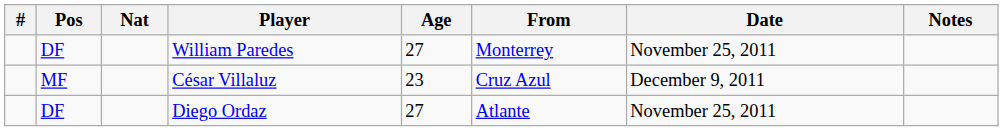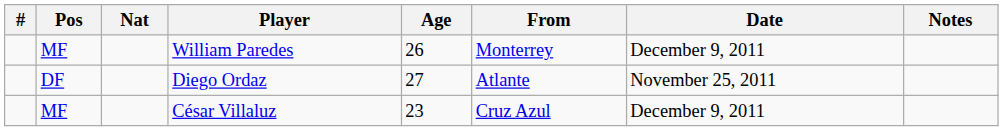(52, 50) DF -> (54, 50) MF
(415, 50) 27 -> (415, 50) 26
(703, 50) November 25, 2011 -> (698, 50) December 9, 2011
rows swapped: (219, 110) <-> (224, 80)
